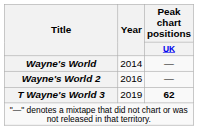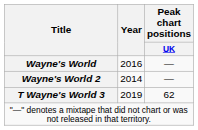(131, 63) 2014 -> (131, 63) 2016
(131, 79) 2016 -> (131, 79) 2014
(169, 95) bold -> (169, 95) normal
